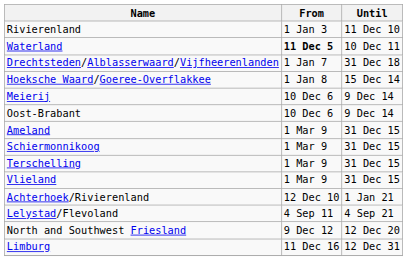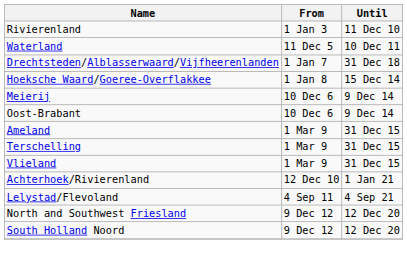(309, 46) bold -> (309, 46) normal
- row: (53, 147)
+ row: (66, 230)
- row: (28, 247)
